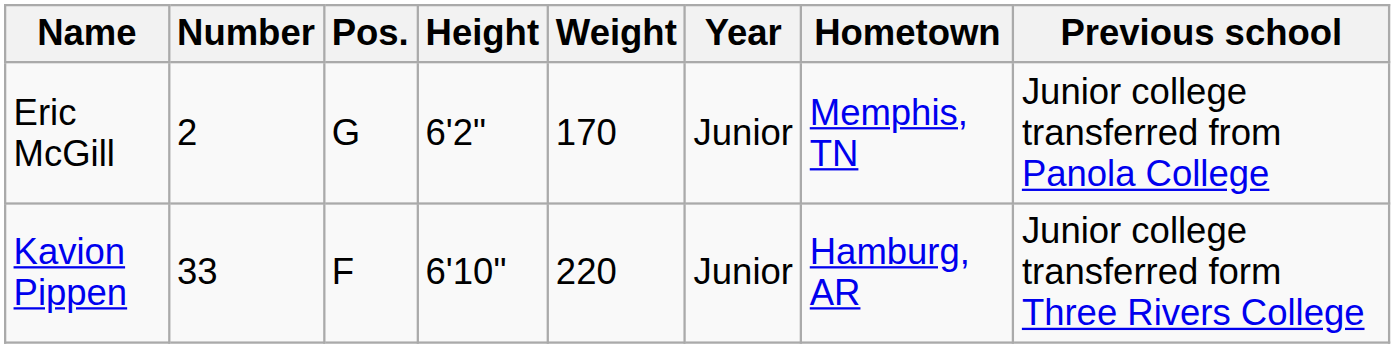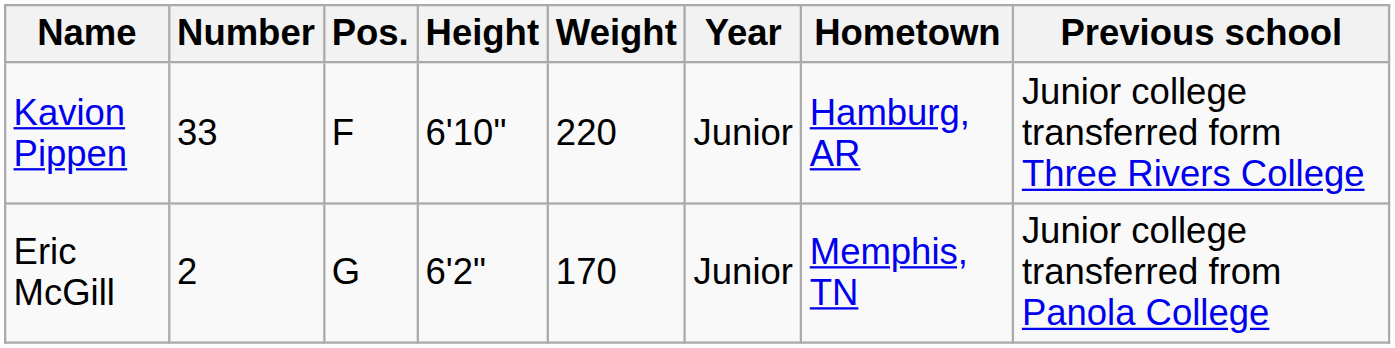rows swapped: (64, 132) <-> (70, 272)
